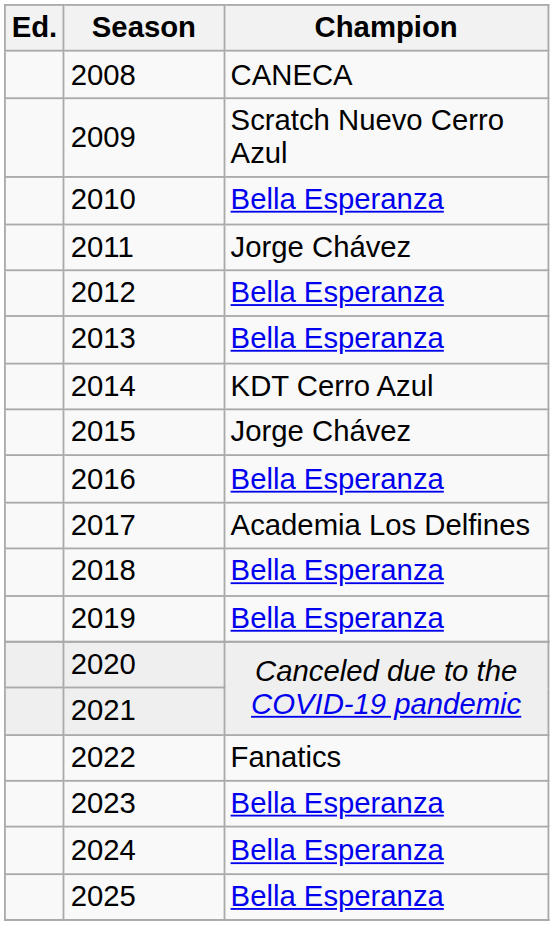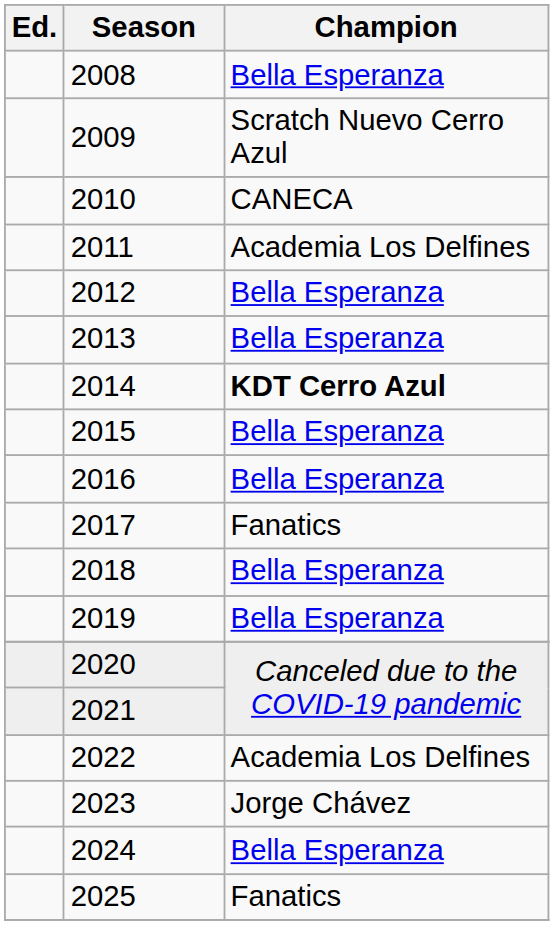(292, 74) CANECA -> (337, 74) Bella Esperanza
(337, 199) Bella Esperanza -> (292, 199) CANECA
(321, 246) Jorge Chávez -> (380, 246) Academia Los Delfines
(332, 385) normal -> (338, 385) bold
(321, 432) Jorge Chávez -> (337, 432) Bella Esperanza
(380, 525) Academia Los Delfines -> (286, 525) Fanatics
(286, 757) Fanatics -> (380, 757) Academia Los Delfines
(337, 803) Bella Esperanza -> (321, 803) Jorge Chávez
(337, 896) Bella Esperanza -> (286, 896) Fanatics
